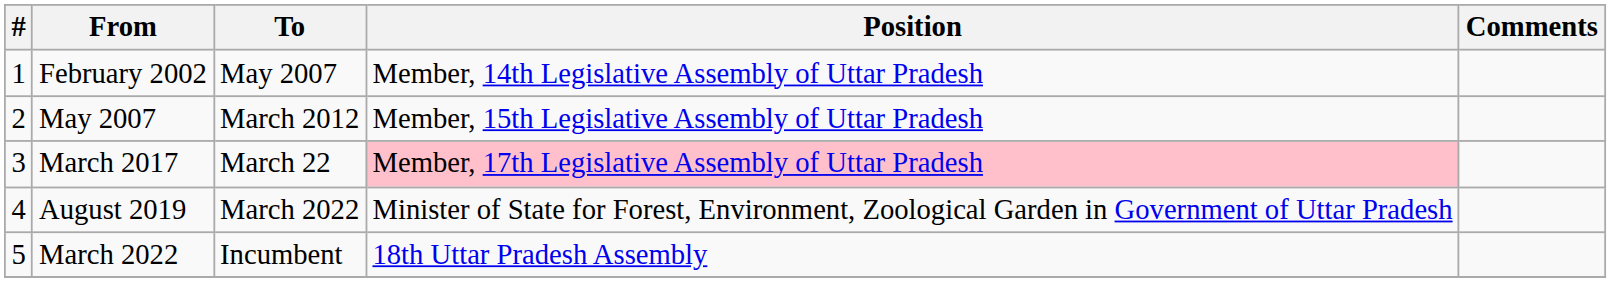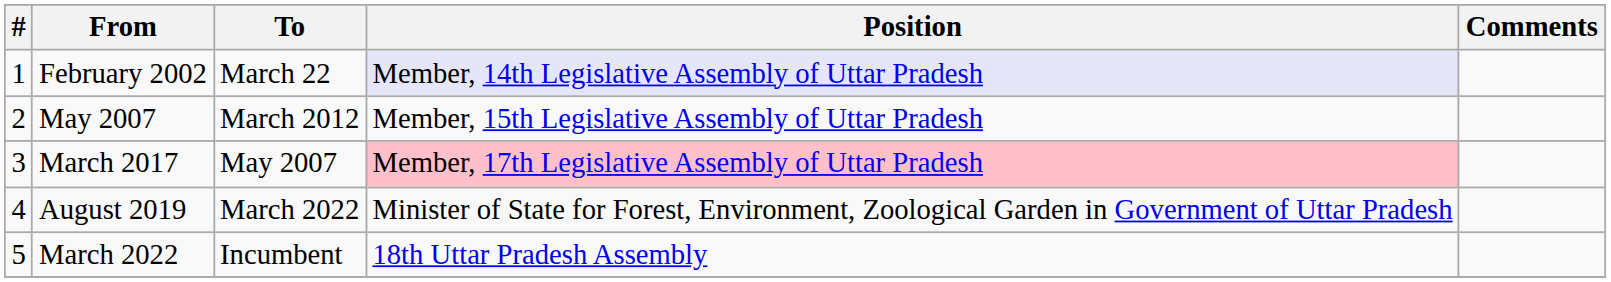(279, 72) May 2007 -> (275, 72) March 22
(678, 72) no background -> (678, 72) lavender background
(275, 163) March 22 -> (279, 163) May 2007
